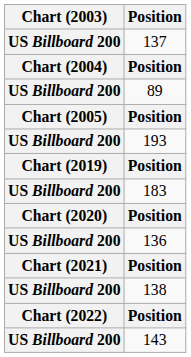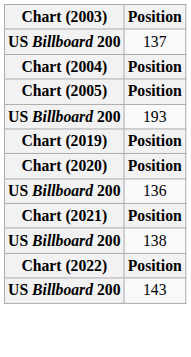- row: (155, 91)
- row: (155, 191)
